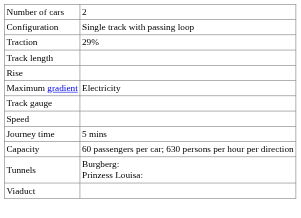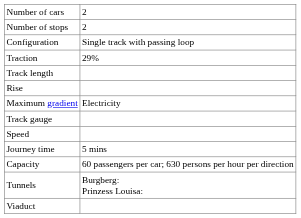+ row: (37, 27)
